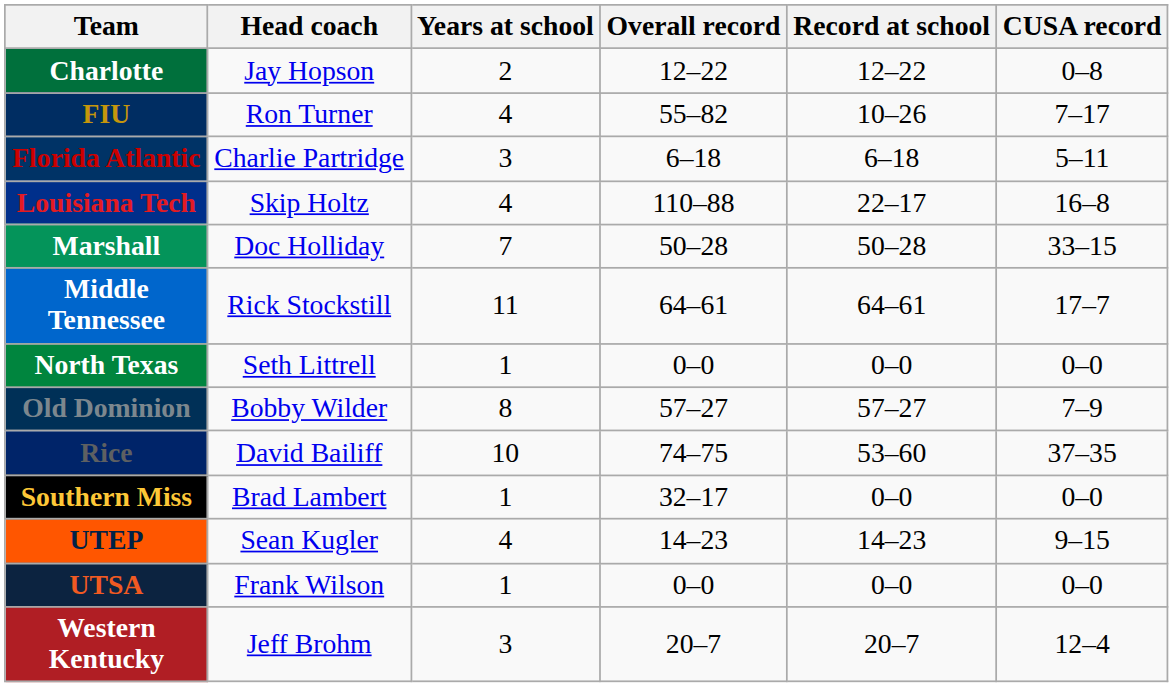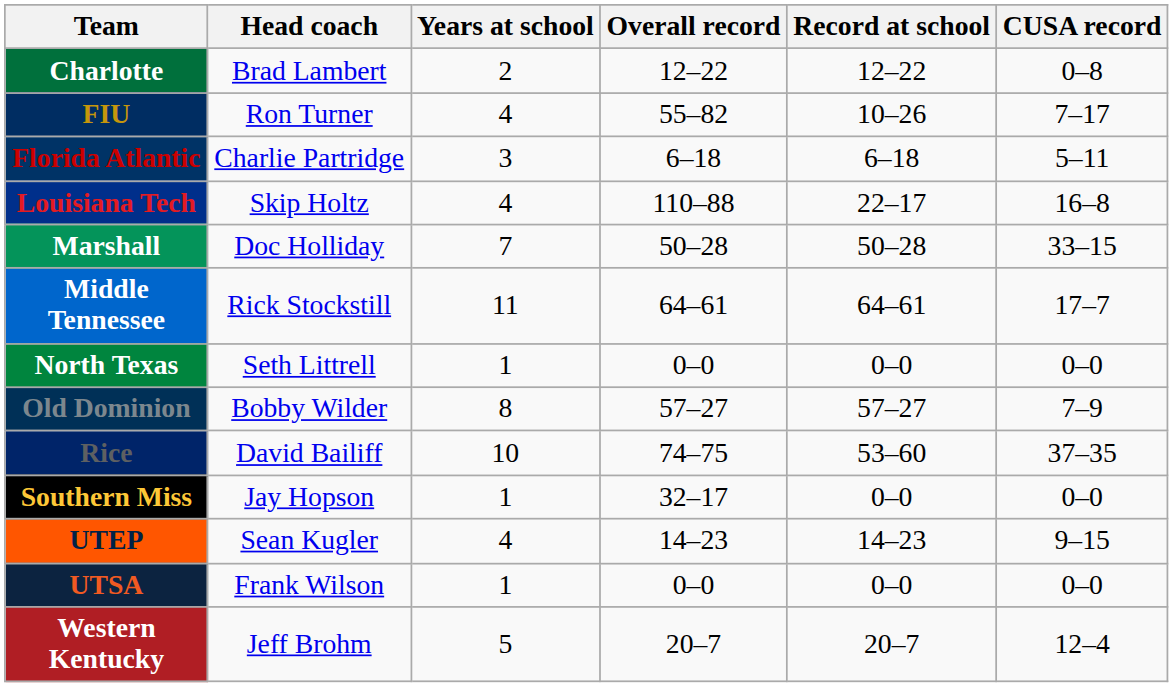(309, 70) Jay Hopson -> (309, 70) Brad Lambert
(309, 496) Brad Lambert -> (309, 496) Jay Hopson
(505, 643) 3 -> (505, 643) 5
